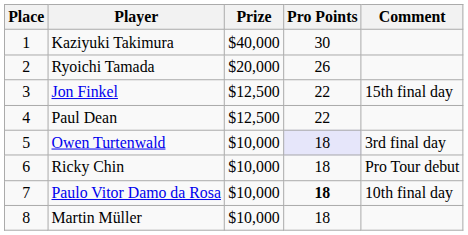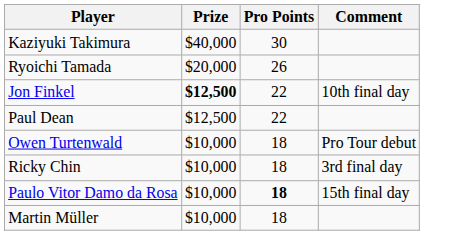- column: (26, 17)
(254, 92) normal -> (211, 92) bold
(409, 92) 15th final day -> (366, 92) 10th final day
(322, 142) lavender background -> (279, 142) no background
(405, 142) 3rd final day -> (369, 142) Pro Tour debut
(412, 167) Pro Tour debut -> (362, 167) 3rd final day
(409, 192) 10th final day -> (366, 192) 15th final day
